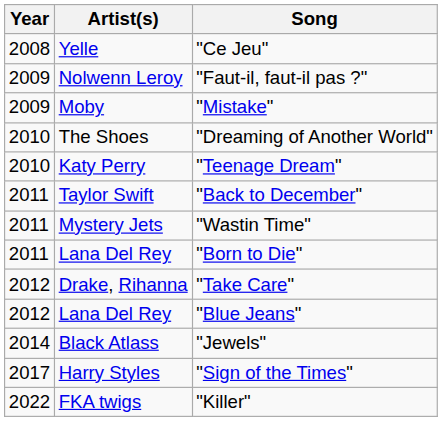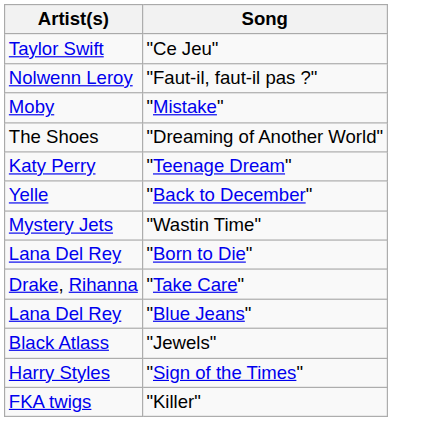- column: (30, 19)
(78, 48) Yelle -> (56, 48) Taylor Swift
(106, 195) Taylor Swift -> (29, 195) Yelle
